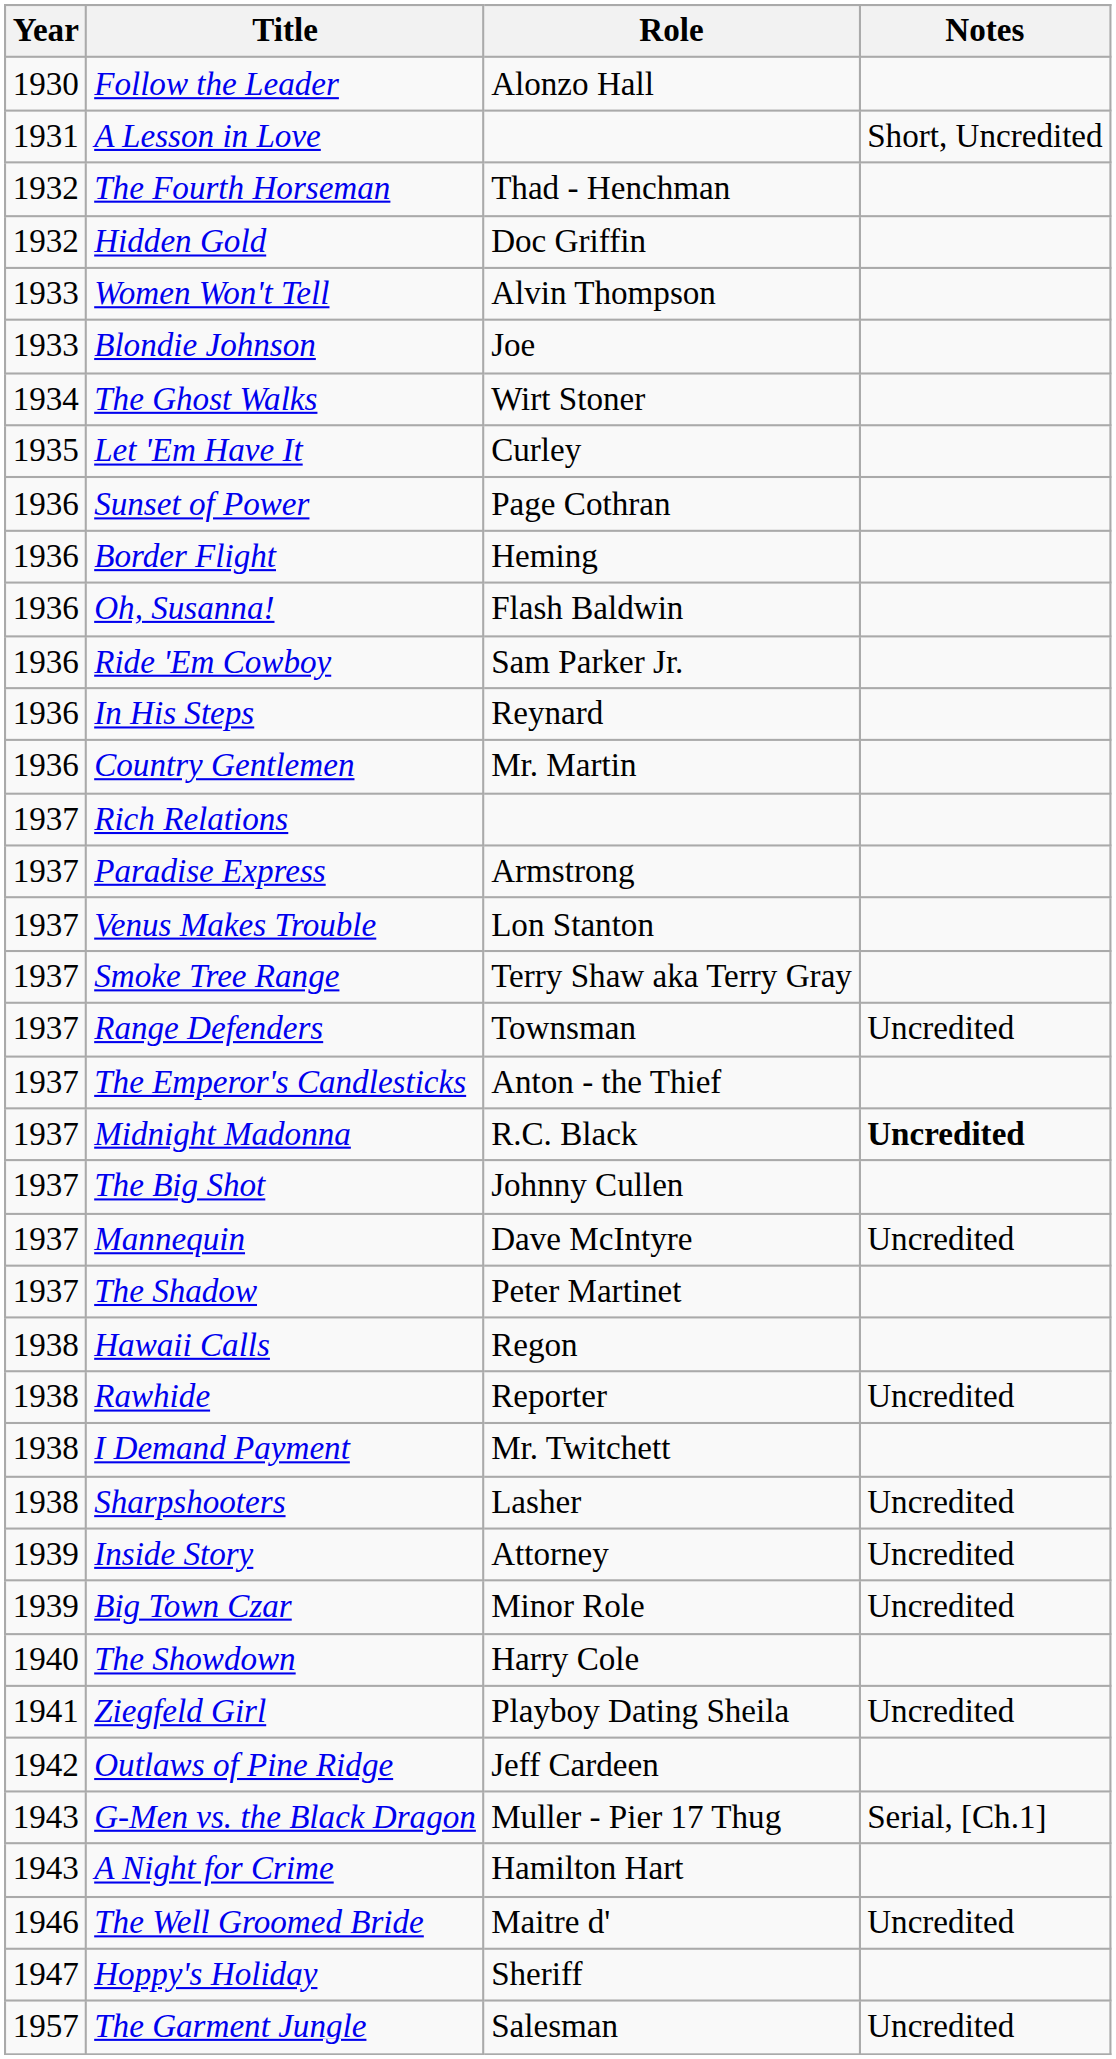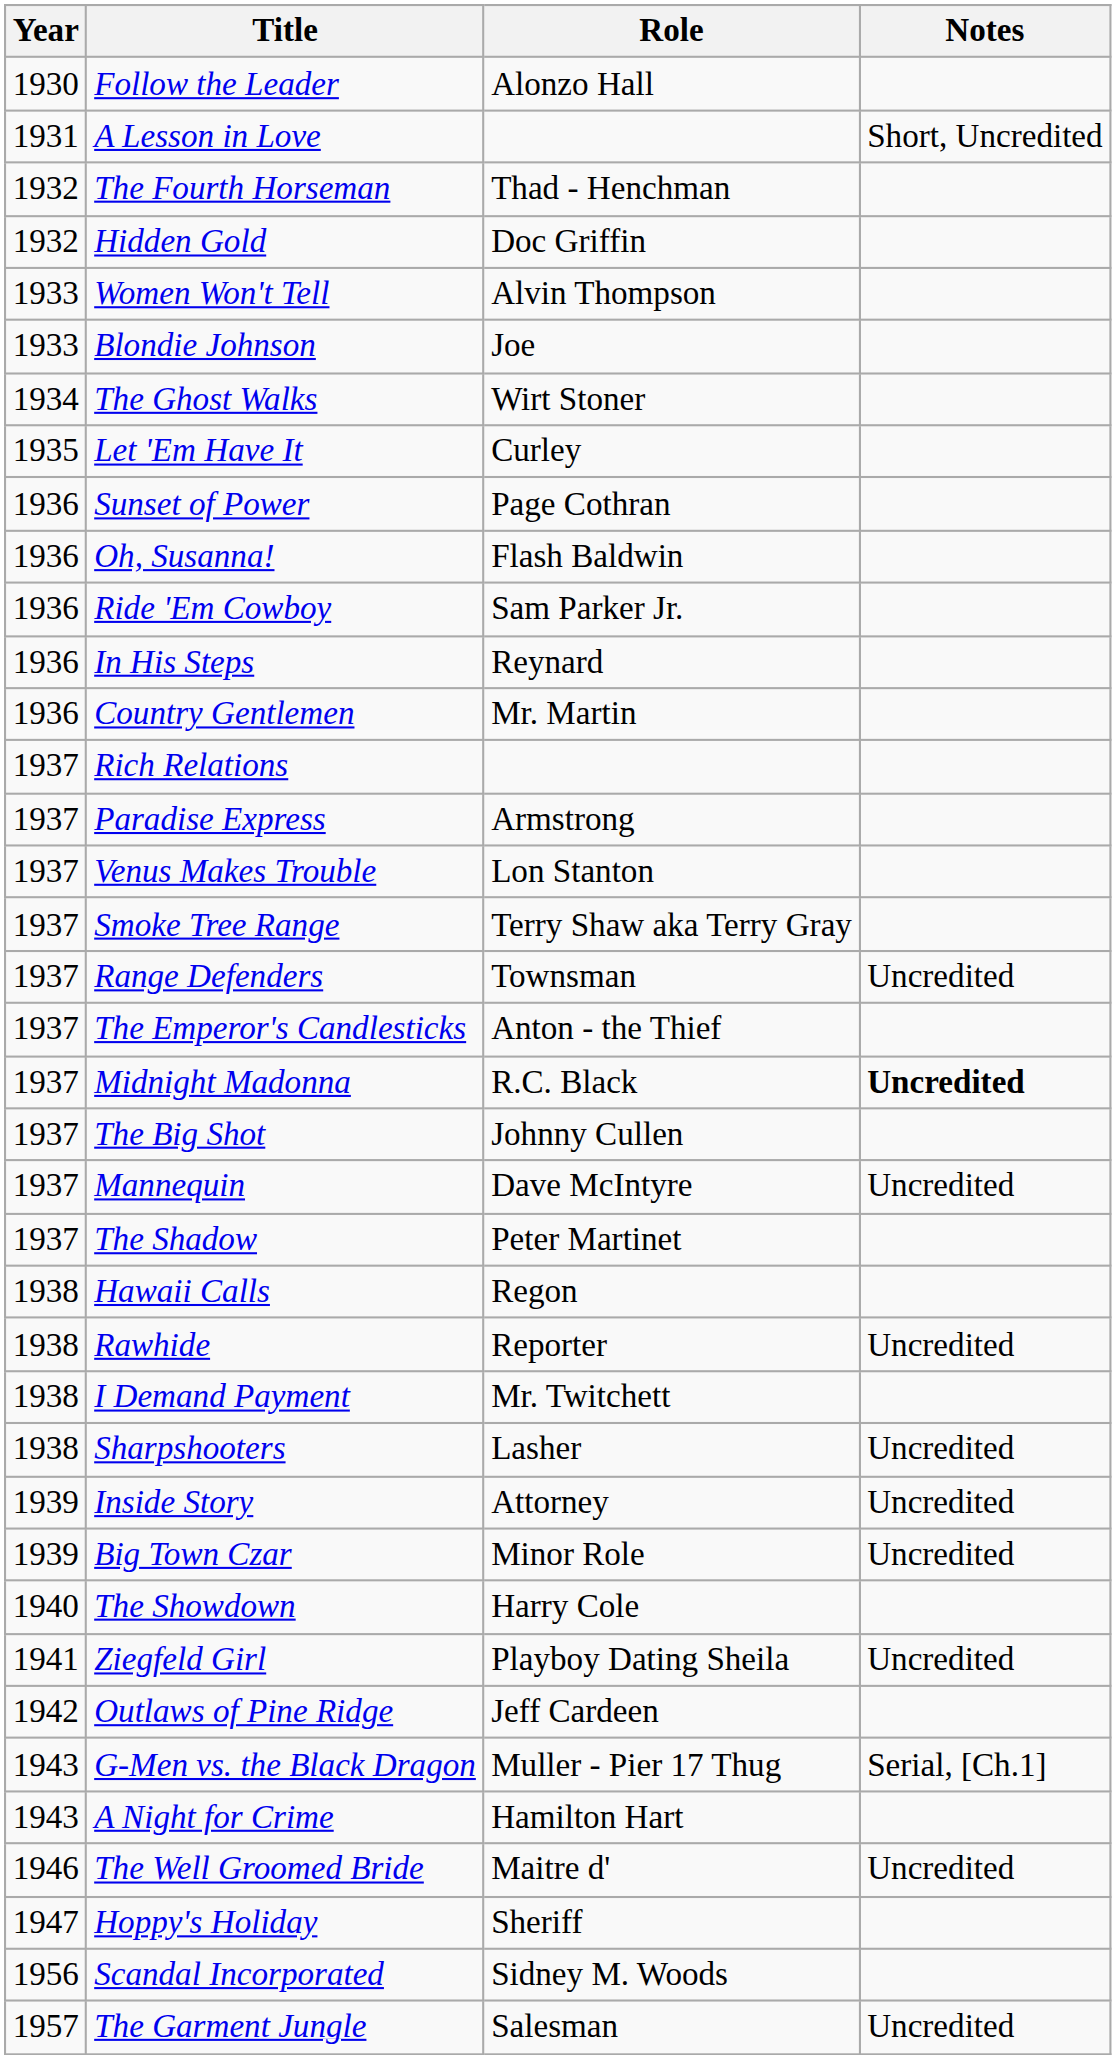- row: (185, 556)
+ row: (239, 1974)
